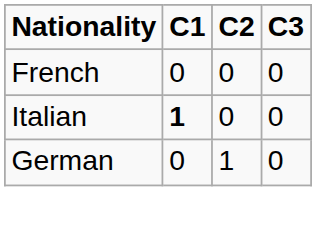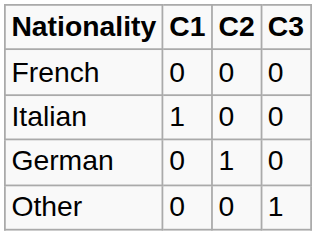(177, 116) bold -> (177, 116) normal
+ row: (47, 206)
